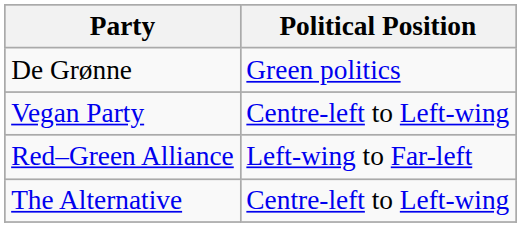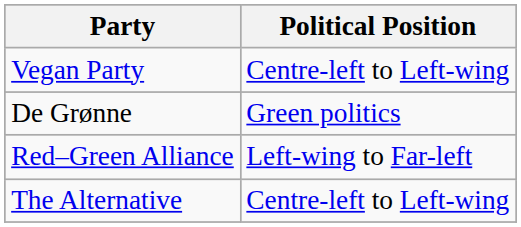rows swapped: (78, 112) <-> (72, 69)
